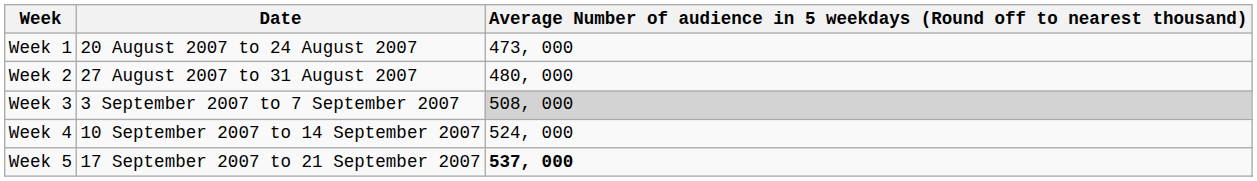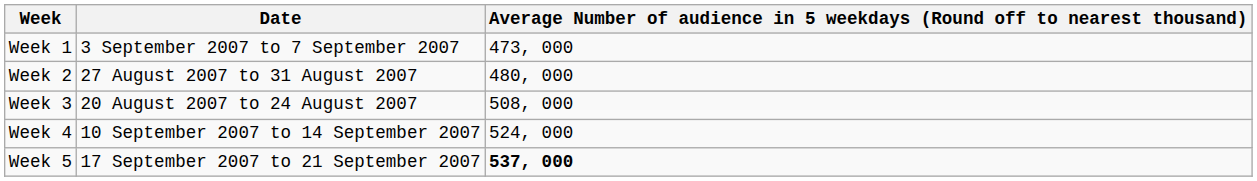(249, 48) 20 August 2007 to 24 August 2007 -> (270, 48) 3 September 2007 to 7 September 2007
(270, 105) 3 September 2007 to 7 September 2007 -> (249, 105) 20 August 2007 to 24 August 2007
(531, 105) lightgrey background -> (531, 105) no background
